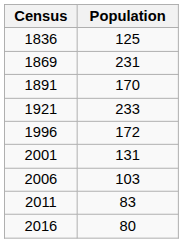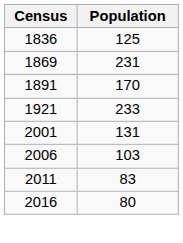- row: (41, 132)
